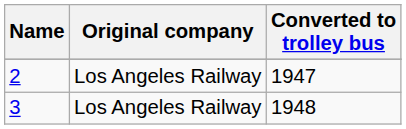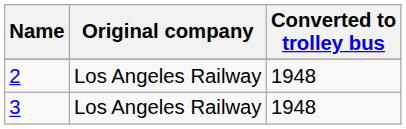(294, 75) 1947 -> (294, 75) 1948
